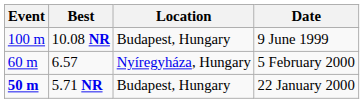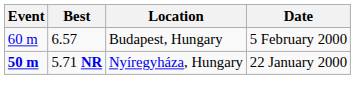- row: (81, 39)
(184, 62) Nyíregyháza, Hungary -> (166, 39) Budapest, Hungary
(174, 86) Budapest, Hungary -> (176, 62) Nyíregyháza, Hungary
